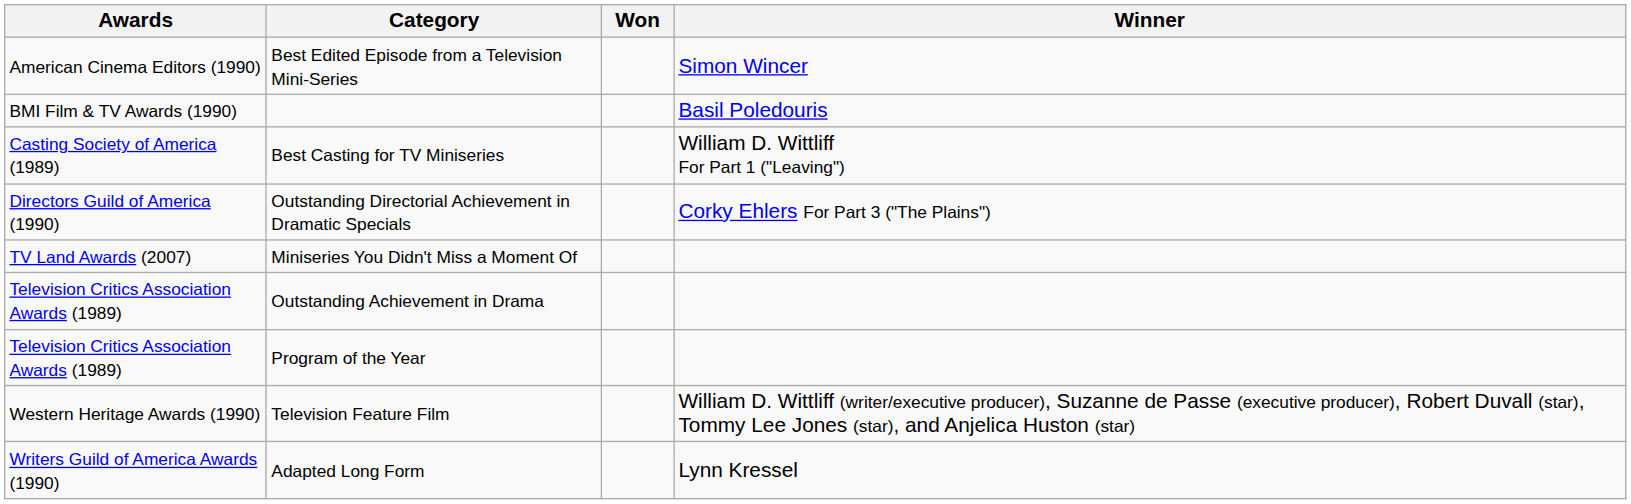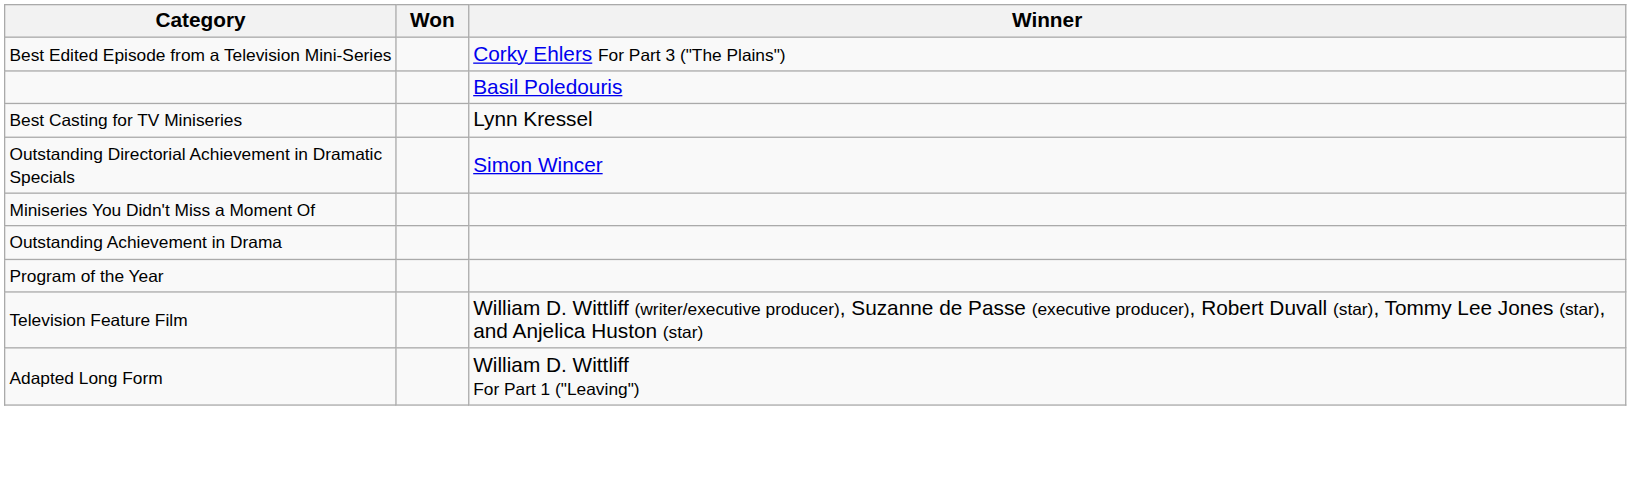- column: (136, 20)
(743, 65) Simon Wincer -> (629, 53) Corky Ehlers For Part 3 ("The Plains")
(762, 155) William D. Wittliff For Part 1 ("Leaving") -> (533, 119) Lynn Kressel
(835, 211) Corky Ehlers For Part 3 ("The Plains") -> (538, 164) Simon Wincer
(738, 469) Lynn Kressel -> (556, 376) William D. Wittliff For Part 1 ("Leaving")
